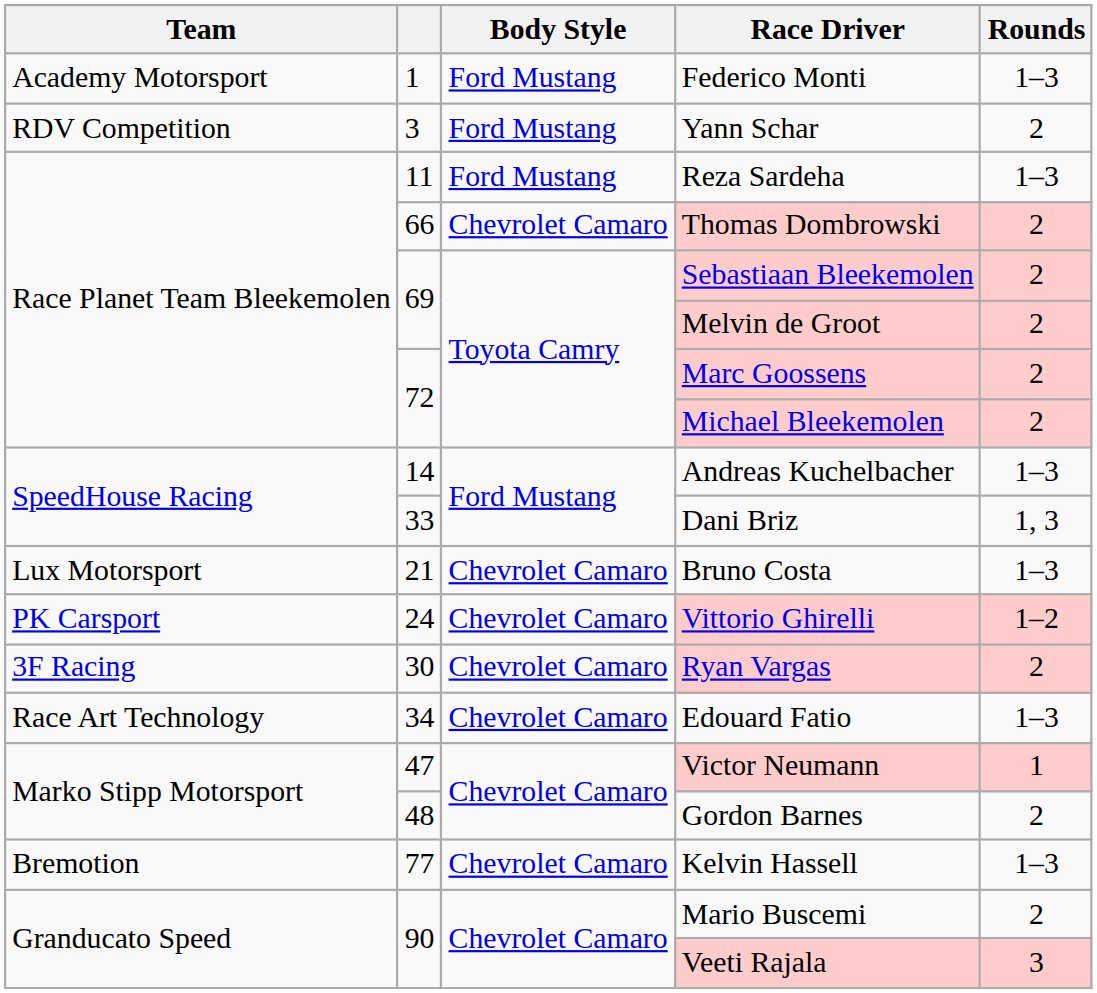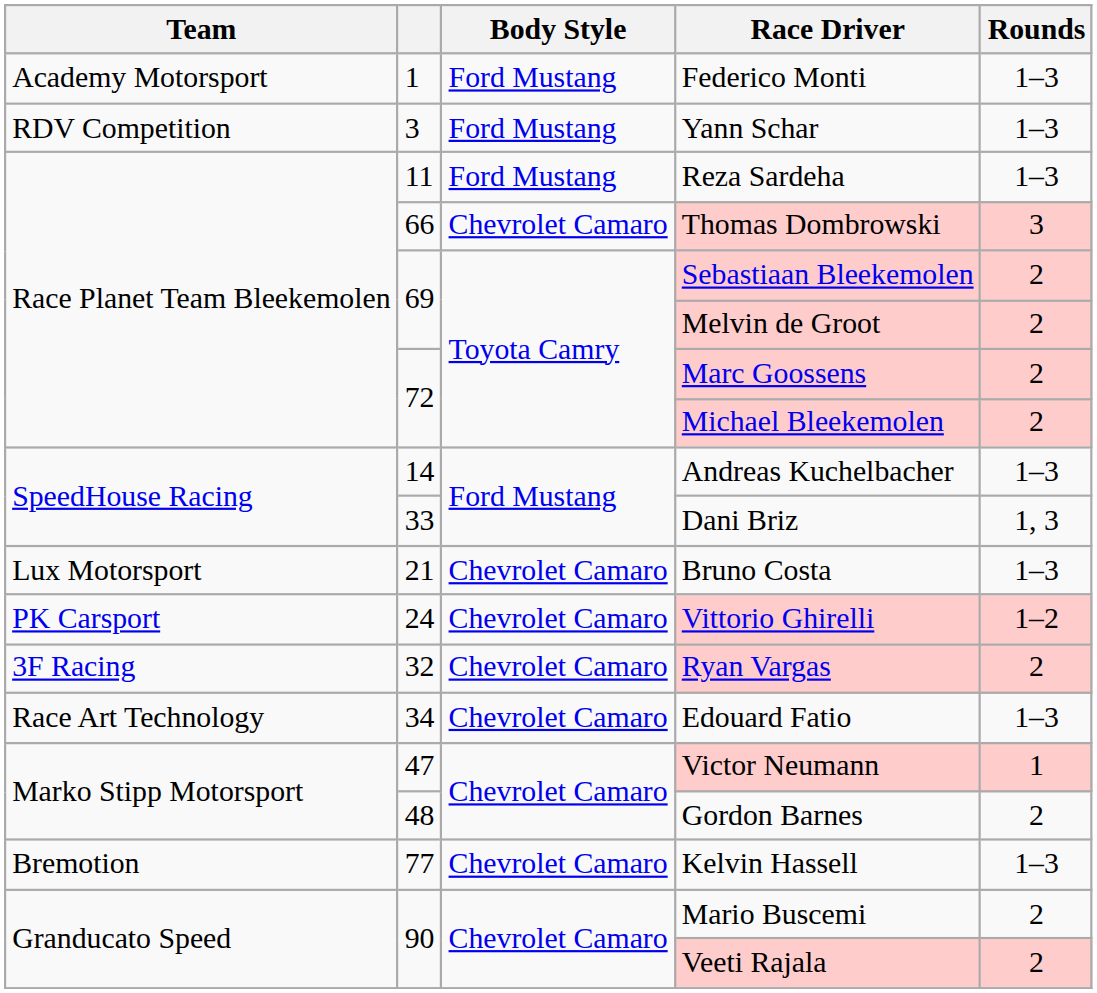(1036, 126) 2 -> (1036, 126) 1–3
(1036, 225) 2 -> (1036, 225) 3
(420, 667) 30 -> (420, 667) 32
(1036, 962) 3 -> (1036, 962) 2
